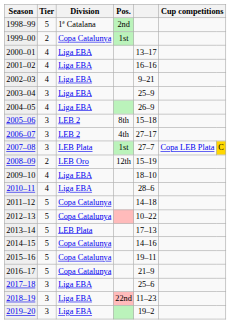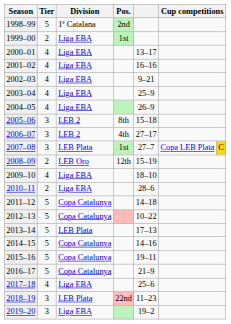(85, 38) Copa Catalunya -> (75, 38) Liga EBA
(47, 93) 3 -> (47, 93) 4
(47, 188) 4 -> (47, 188) 2
(47, 284) 3 -> (47, 284) 4
(75, 298) Liga EBA -> (75, 298) LEB Plata
